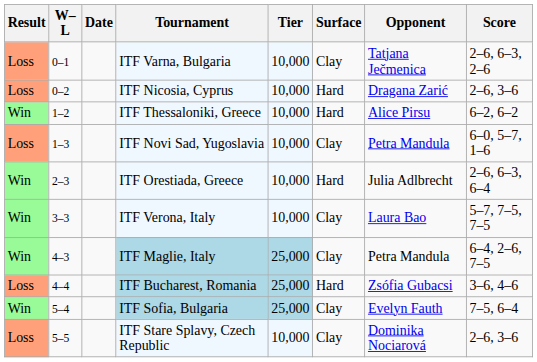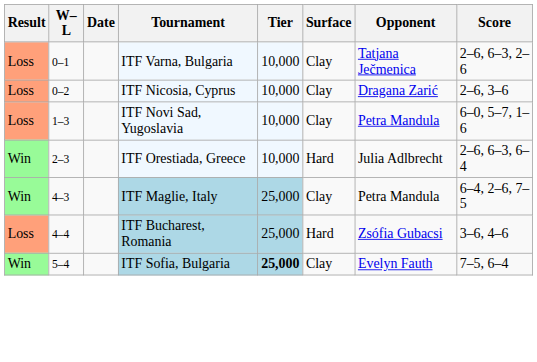(330, 91) Hard -> (319, 91) Clay
- row: (190, 113)
- row: (167, 218)
(290, 308) normal -> (280, 264) bold
- row: (187, 338)
